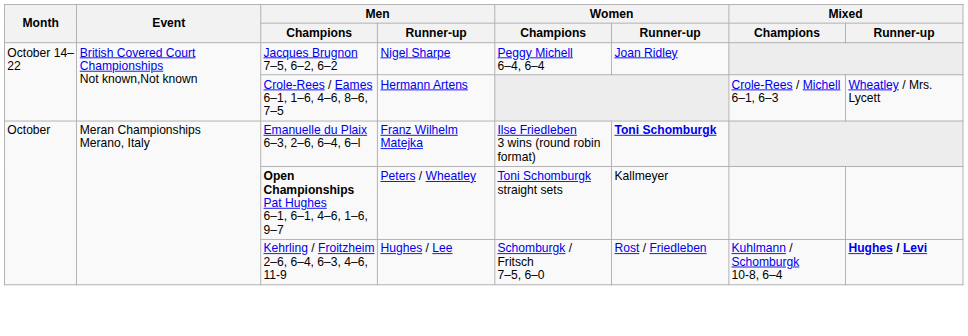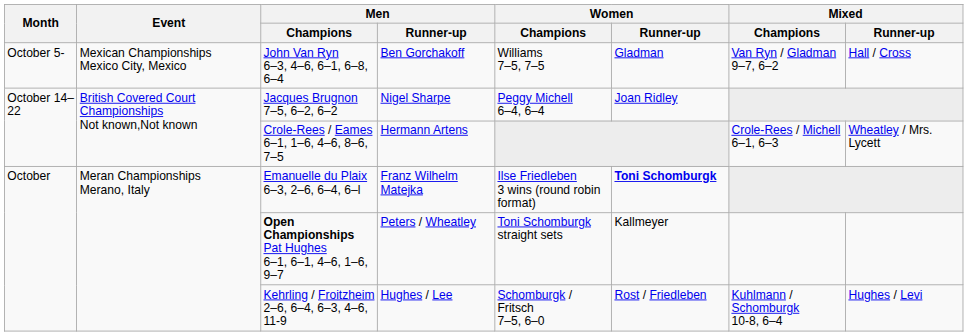+ row: (316, 65)
(888, 248) bold -> (885, 294) normal
